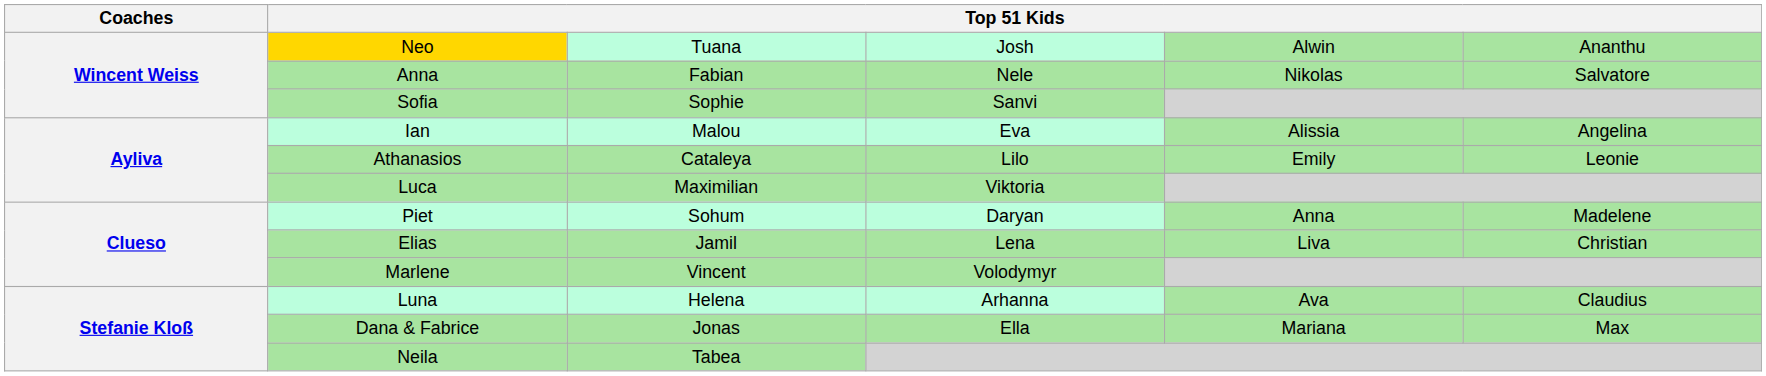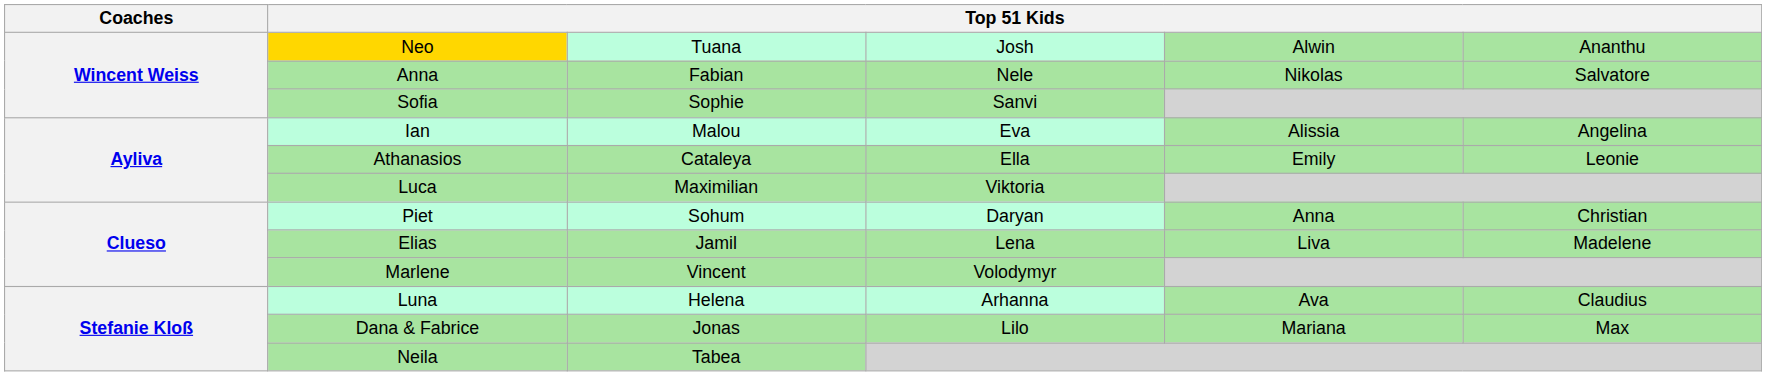(1015, 159) Lilo -> (1015, 159) Ella
(1612, 215) Madelene -> (1612, 215) Christian
(1612, 243) Christian -> (1612, 243) Madelene
(1015, 328) Ella -> (1015, 328) Lilo
